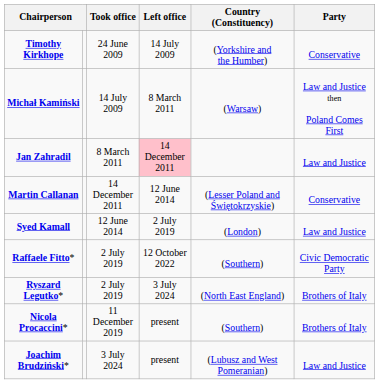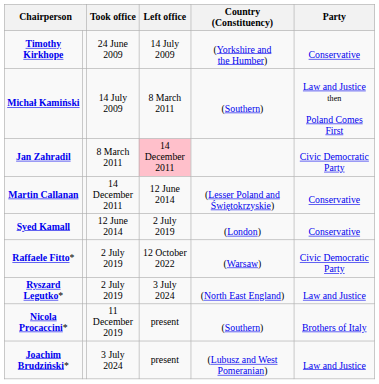(242, 109) (Warsaw) -> (242, 109) (Southern)
(334, 162) Law and Justice -> (334, 162) Civic Democratic Party
(334, 232) Law and Justice -> (334, 232) Conservative
(242, 264) (Southern) -> (242, 264) (Warsaw)
(334, 296) Brothers of Italy -> (334, 296) Law and Justice
